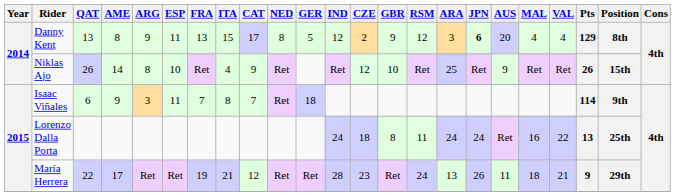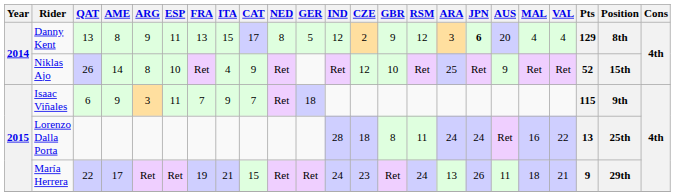(587, 68) 26 -> (587, 68) 52
(228, 100) 8 -> (228, 100) 9
(587, 100) 114 -> (587, 100) 115
(338, 137) 24 -> (338, 137) 28
(253, 175) 12 -> (253, 175) 15
(338, 175) 28 -> (338, 175) 24
